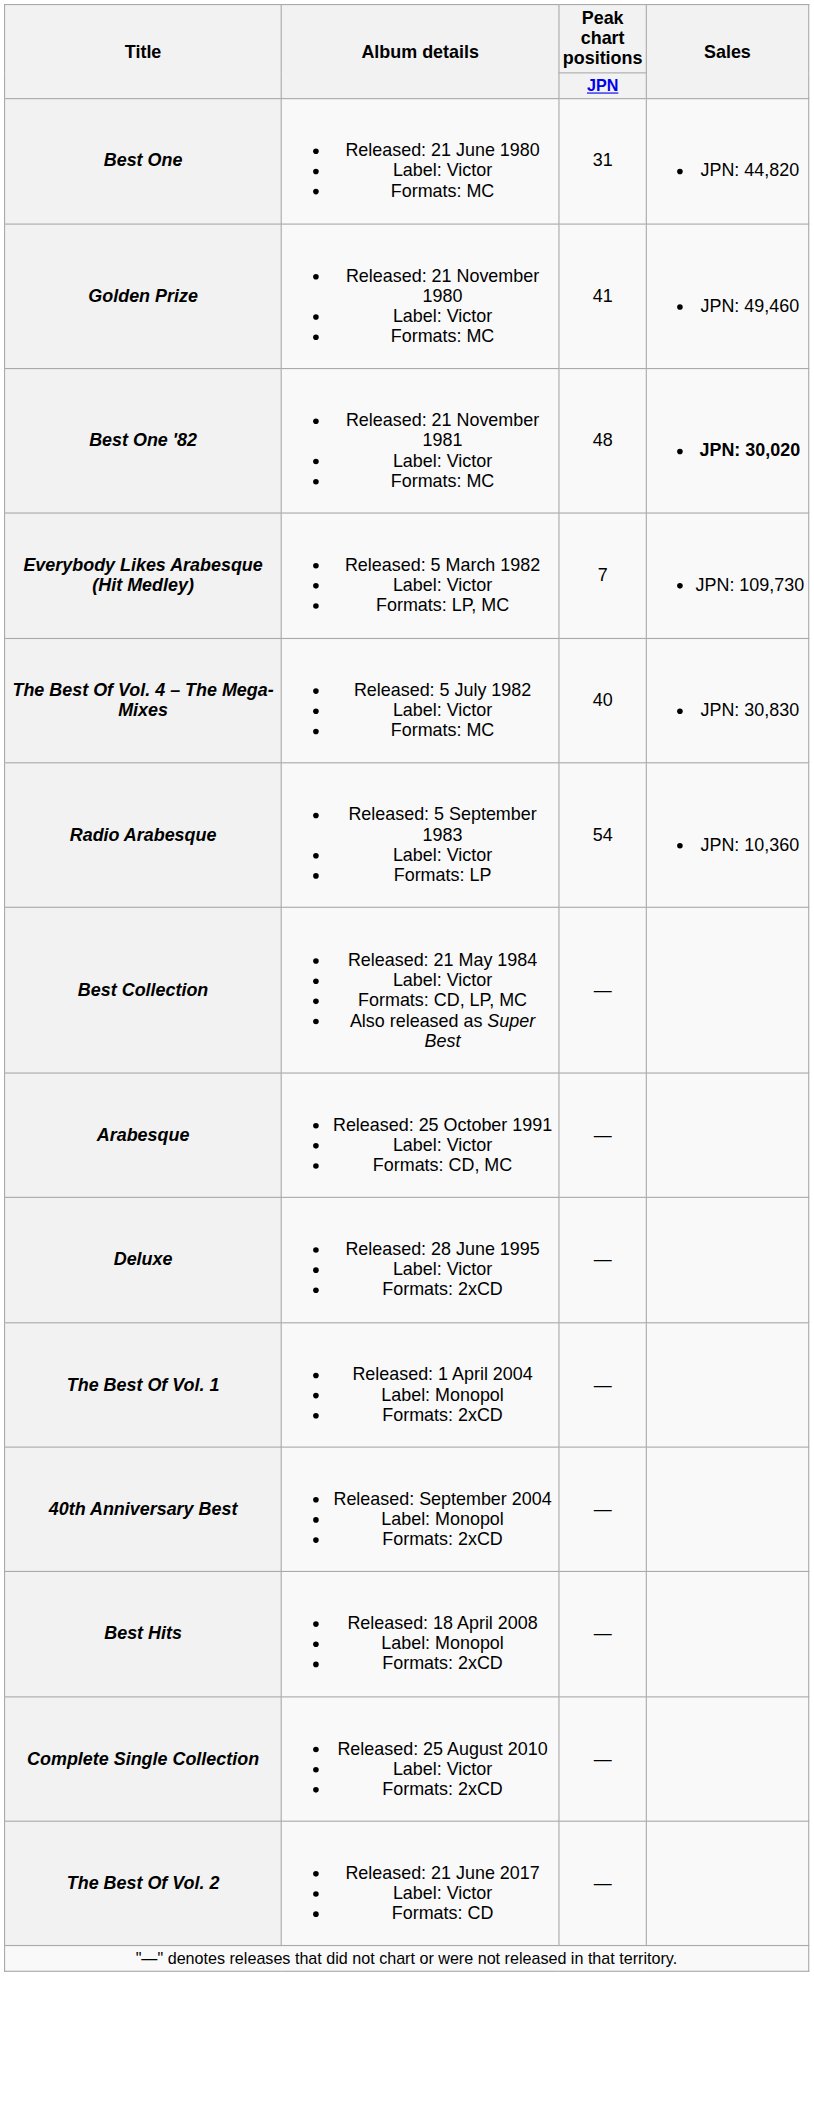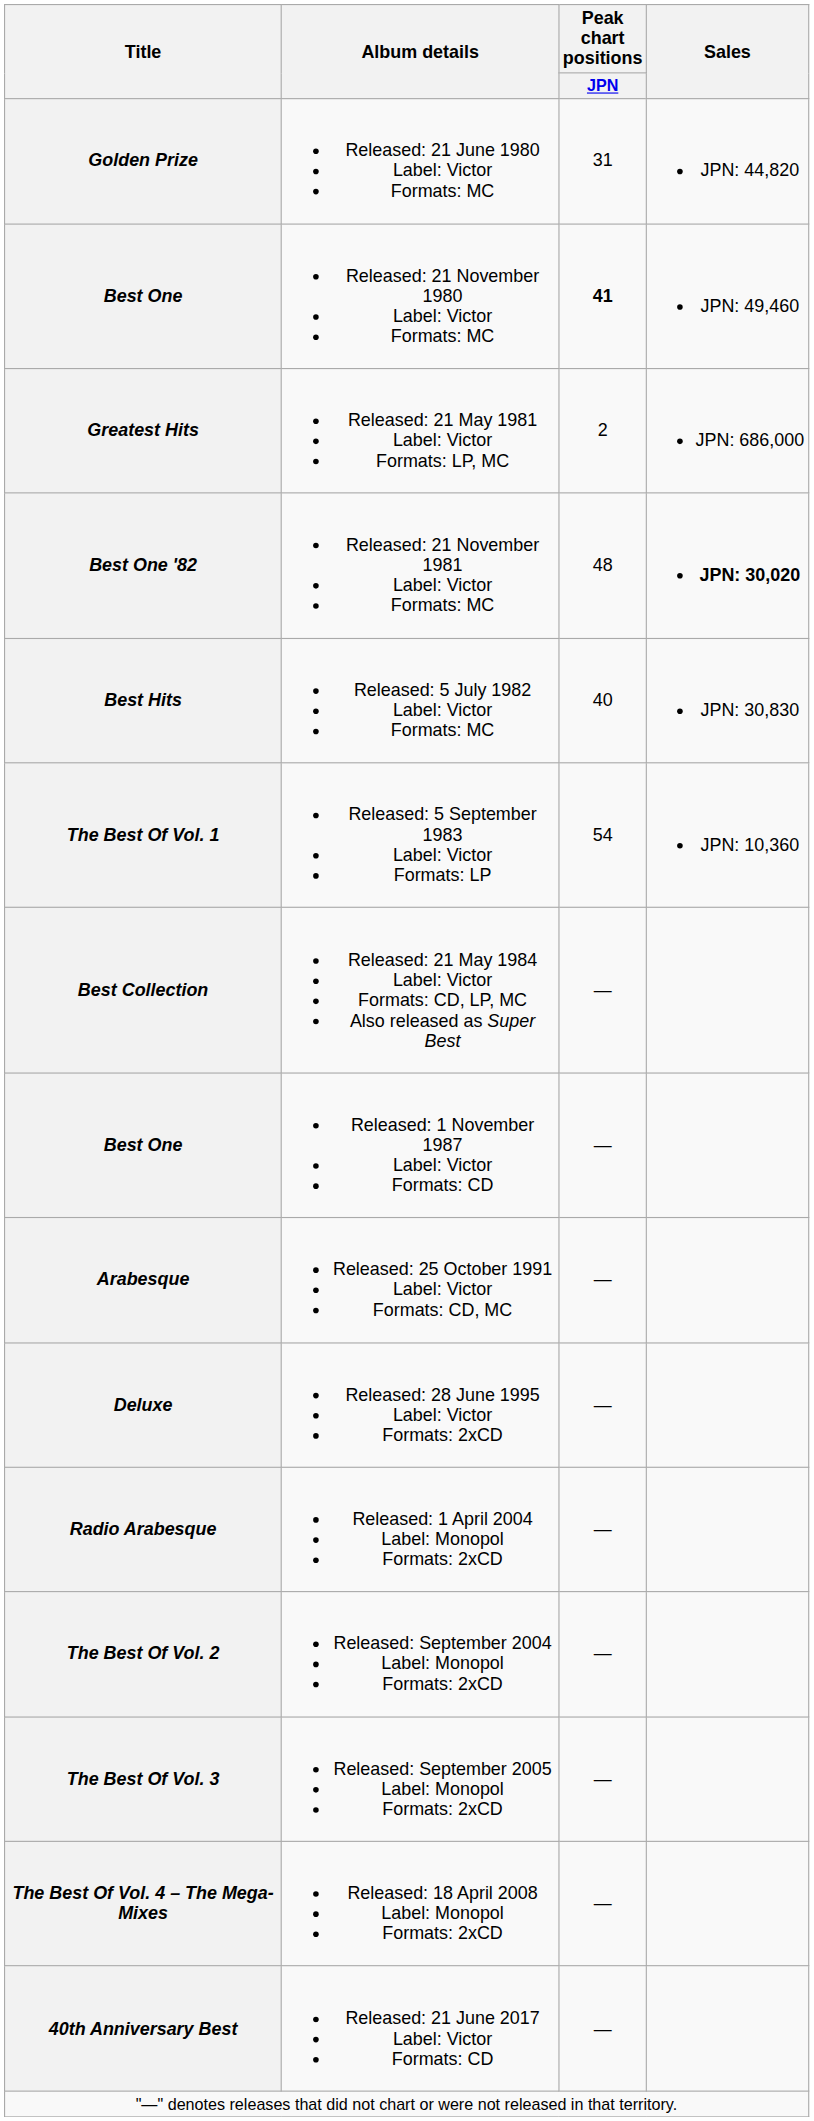(143, 161) Best One -> (143, 161) Golden Prize
(143, 295) Golden Prize -> (143, 295) Best One
(603, 295) normal -> (603, 295) bold
+ row: (420, 441)
- row: (420, 586)
(143, 700) The Best Of Vol. 4 – The Mega-Mixes -> (143, 700) Best Hits
(143, 835) Radio Arabesque -> (143, 835) The Best Of Vol. 1
+ row: (420, 1155)
(143, 1384) The Best Of Vol. 1 -> (143, 1529) Radio Arabesque
(143, 1509) 40th Anniversary Best -> (143, 1654) The Best Of Vol. 2
+ row: (420, 1789)
(143, 1634) Best Hits -> (143, 1903) The Best Of Vol. 4 – The Mega-Mixes
- row: (420, 1769)
(143, 1883) The Best Of Vol. 2 -> (143, 2028) 40th Anniversary Best
